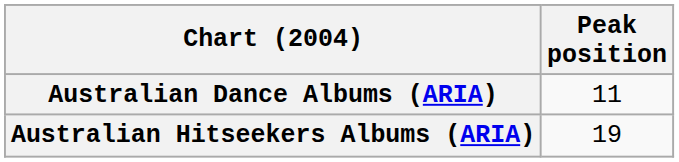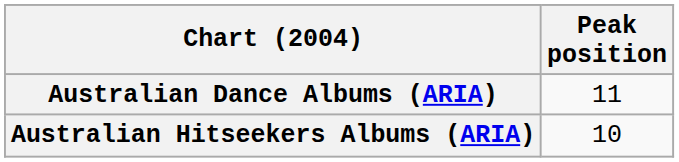(607, 135) 19 -> (607, 135) 10
